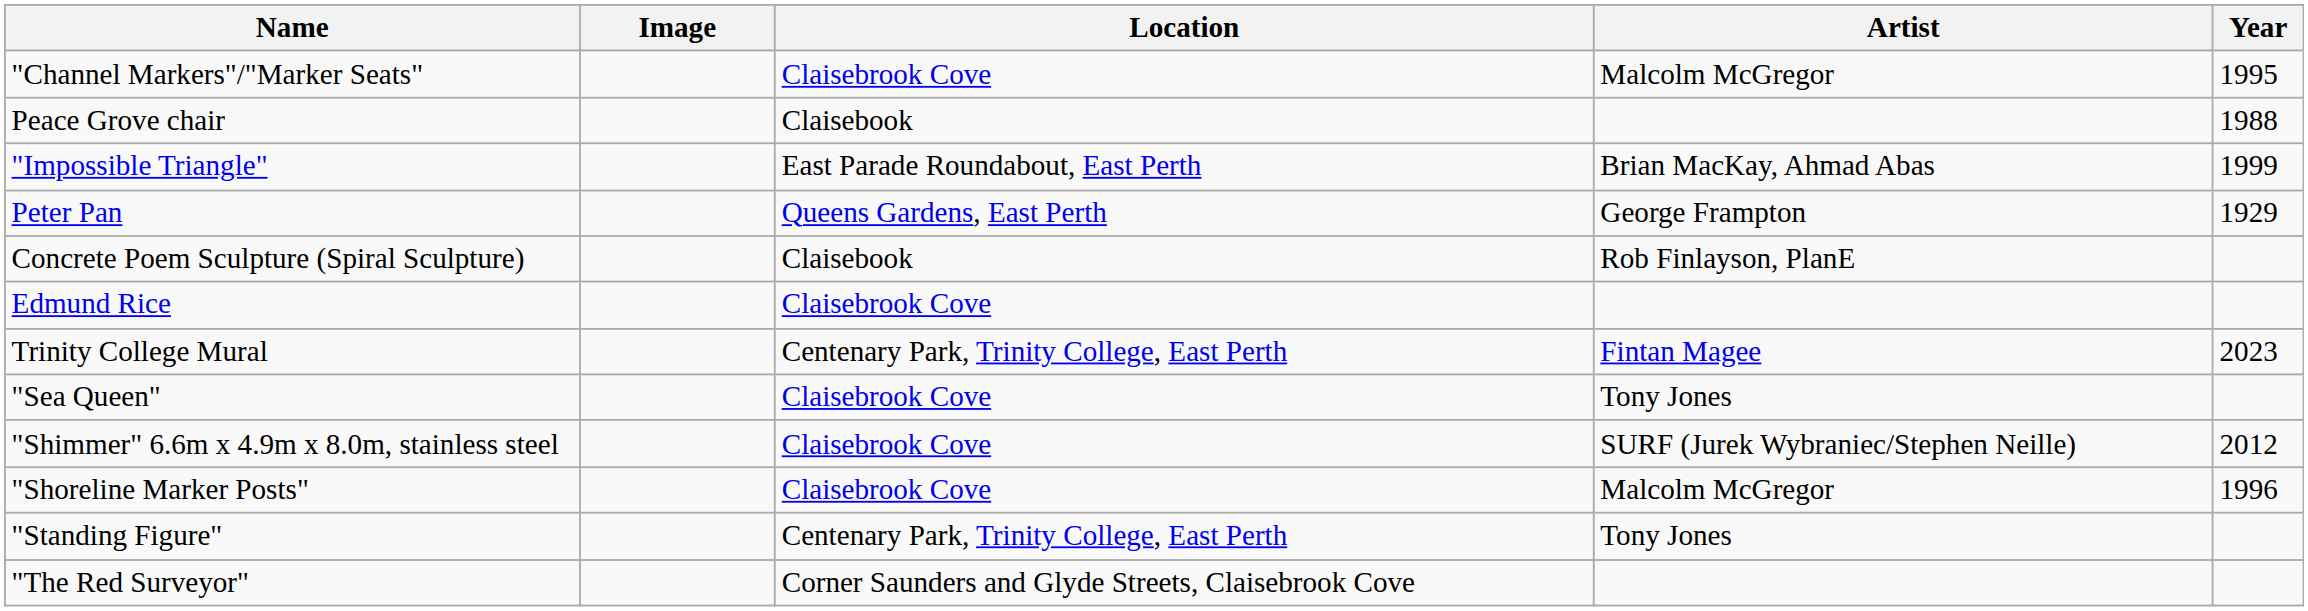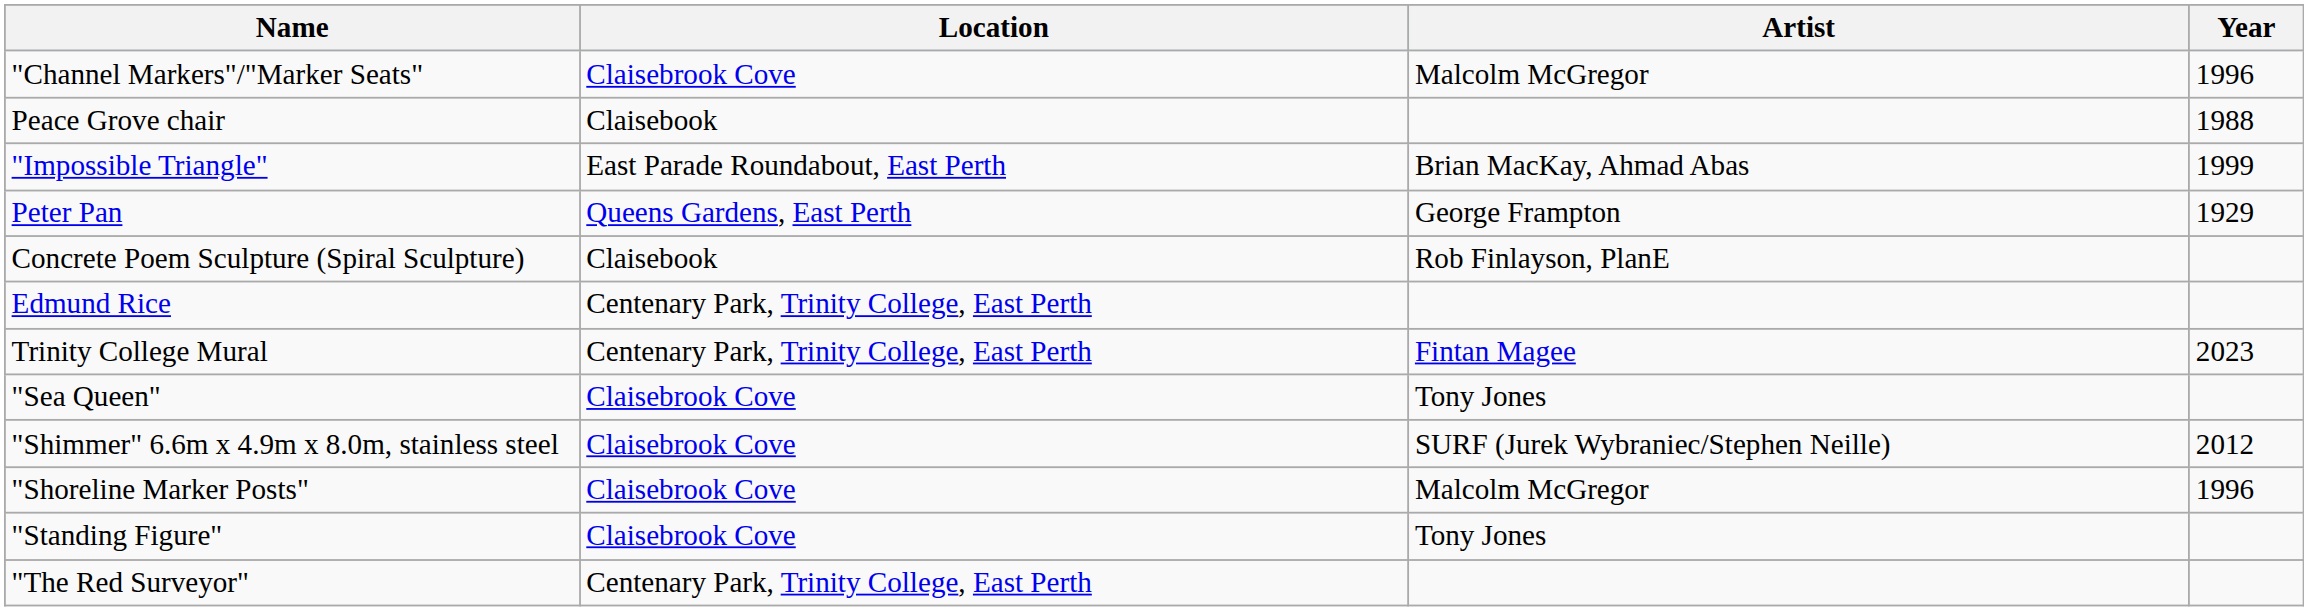- column: (677, 27)
(2249, 73) 1995 -> (2225, 73) 1996
(886, 304) Claisebrook Cove -> (839, 304) Centenary Park, Trinity College, East Perth
(1034, 535) Centenary Park, Trinity College, East Perth -> (691, 535) Claisebrook Cove
(1098, 581) Corner Saunders and Glyde Streets, Claisebrook Cove -> (839, 581) Centenary Park, Trinity College, East Perth
